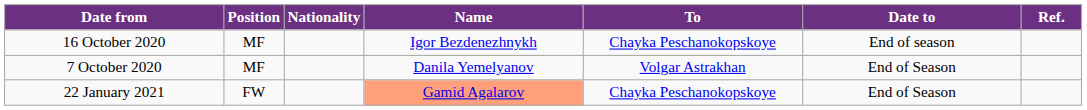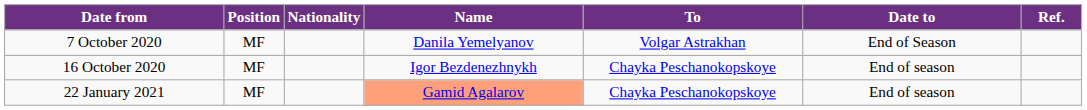rows swapped: (114, 67) <-> (114, 42)
(254, 93) FW -> (254, 93) MF
(912, 93) End of Season -> (912, 93) End of season
